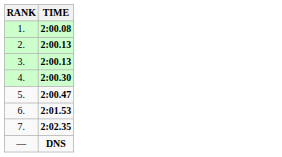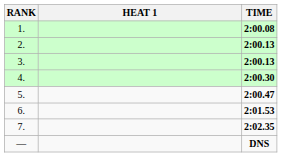+ column: (140, 13)
